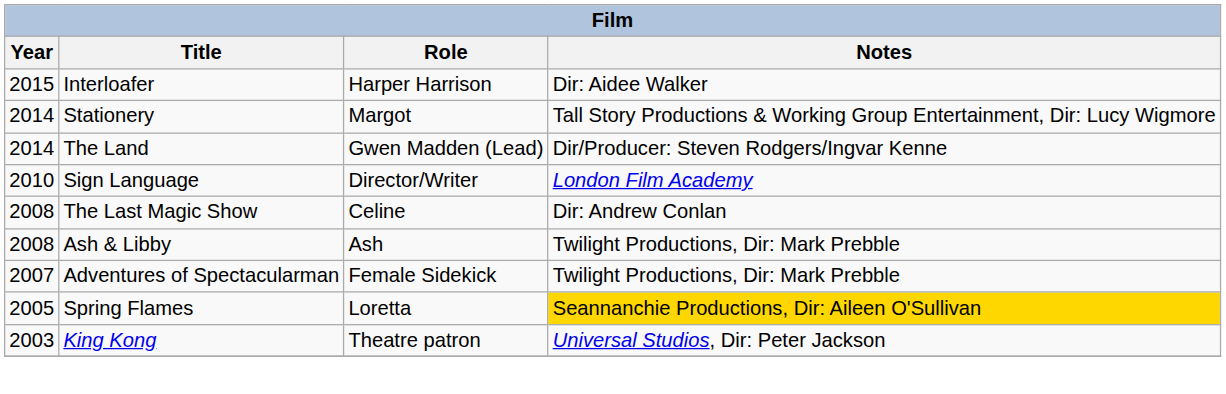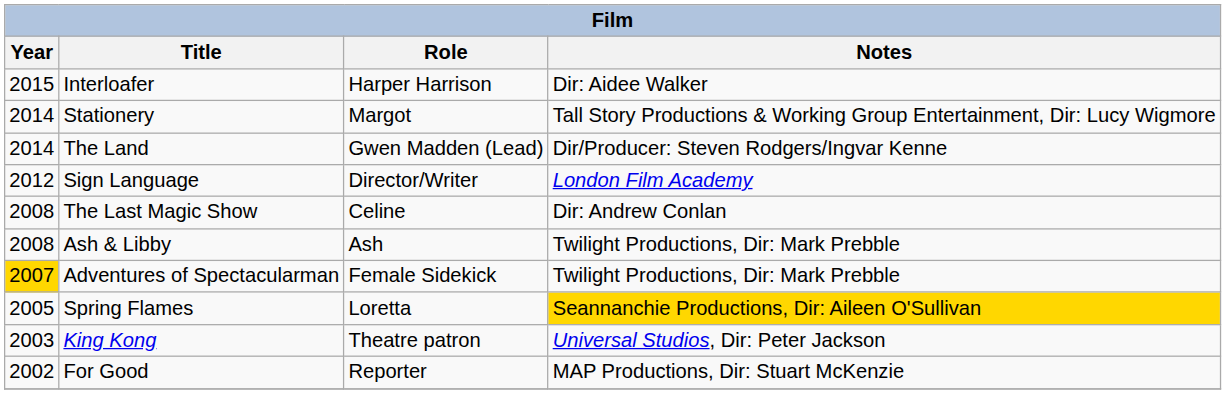(32, 180) 2010 -> (32, 180) 2012
(32, 276) no background -> (32, 276) gold background
+ row: (106, 372)
